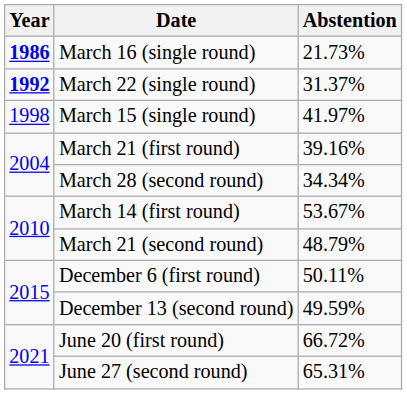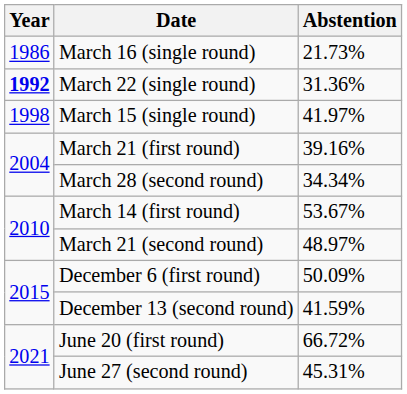(29, 52) bold -> (29, 52) normal
(334, 84) 31.37% -> (334, 84) 31.36%
(334, 244) 48.79% -> (334, 244) 48.97%
(333, 276) 50.11% -> (334, 276) 50.09%
(334, 308) 49.59% -> (334, 308) 41.59%
(334, 372) 65.31% -> (334, 372) 45.31%
